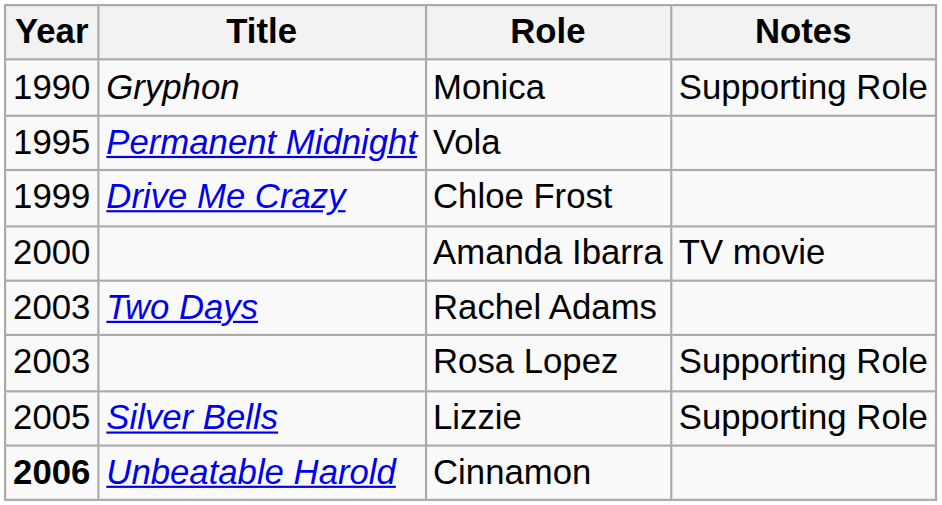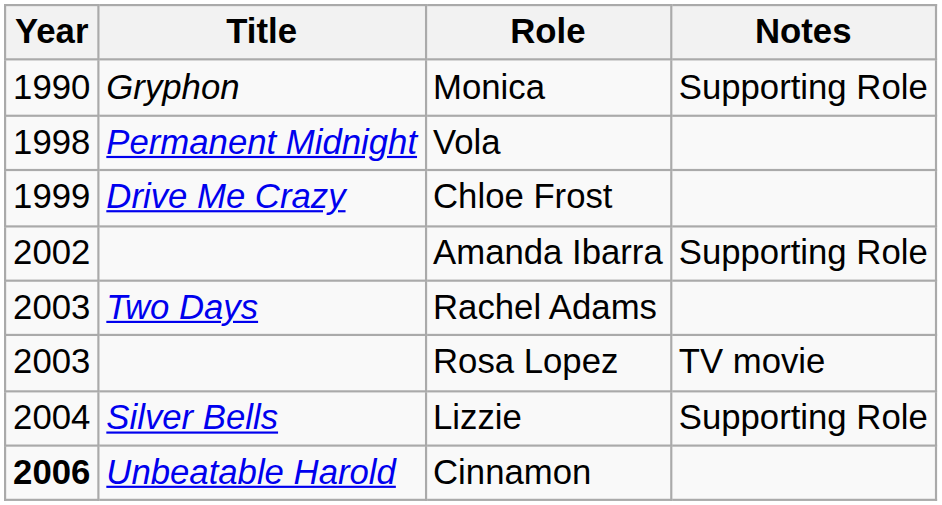(52, 142) 1995 -> (52, 142) 1998
(52, 252) 2000 -> (52, 252) 2002
(752, 252) TV movie -> (803, 252) Supporting Role
(803, 362) Supporting Role -> (752, 362) TV movie
(52, 417) 2005 -> (52, 417) 2004
